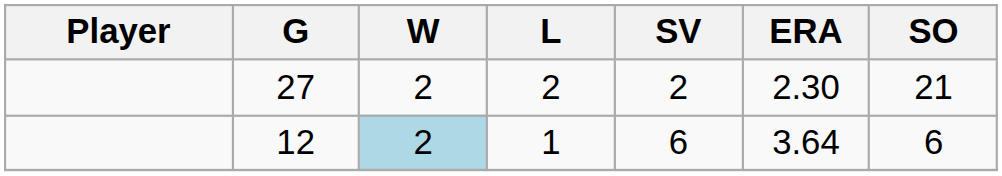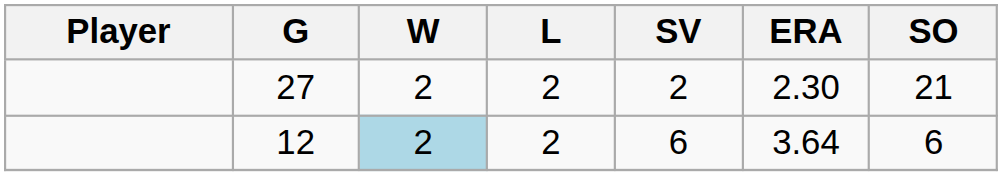(551, 142) 1 -> (551, 142) 2
